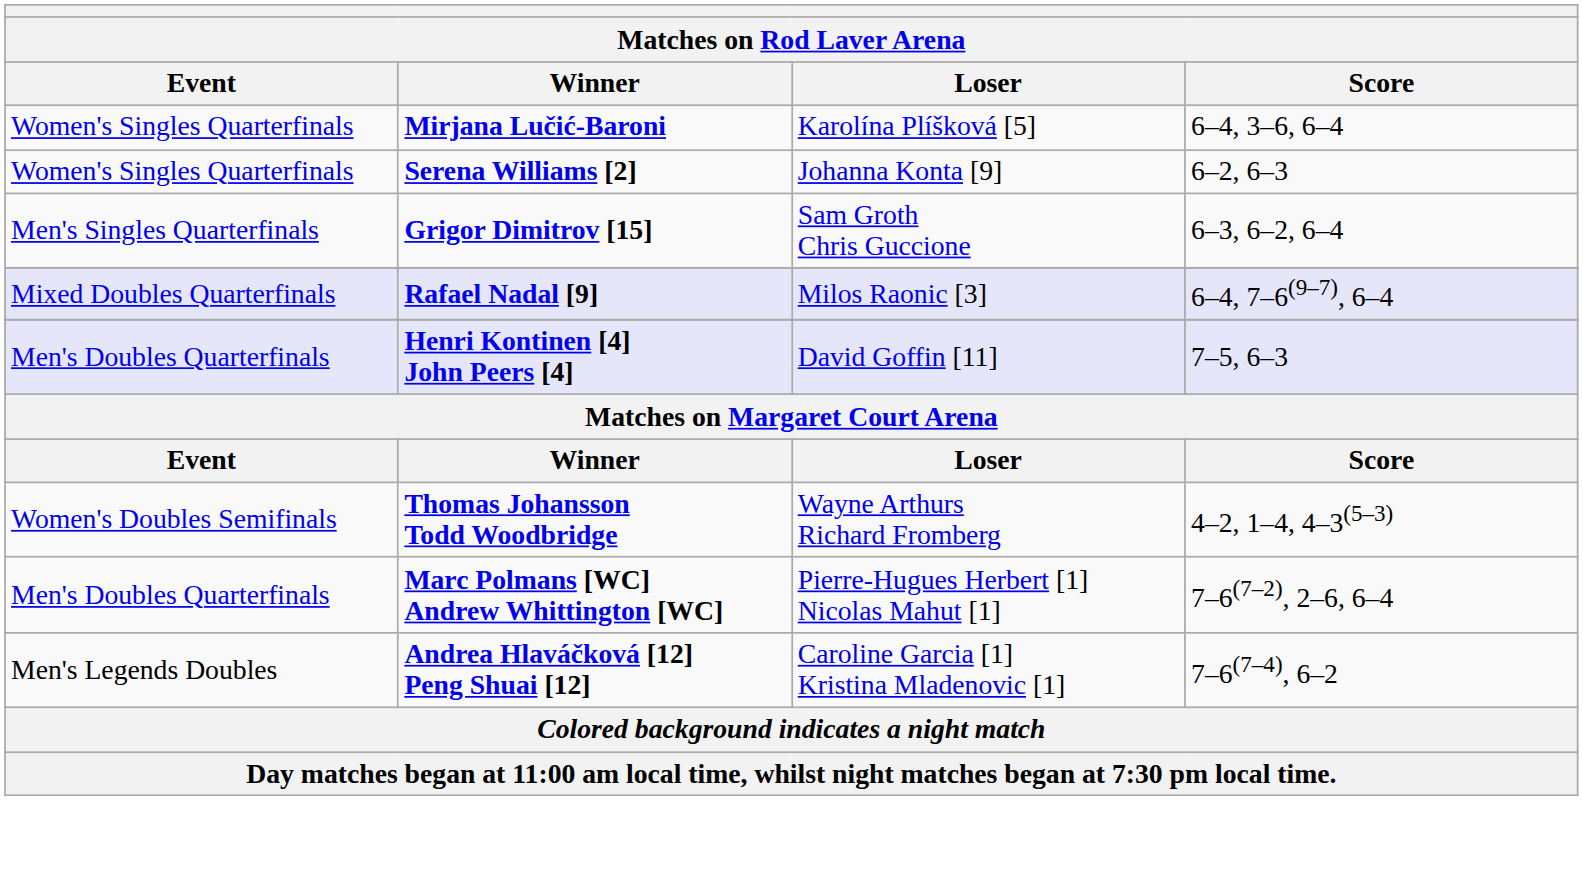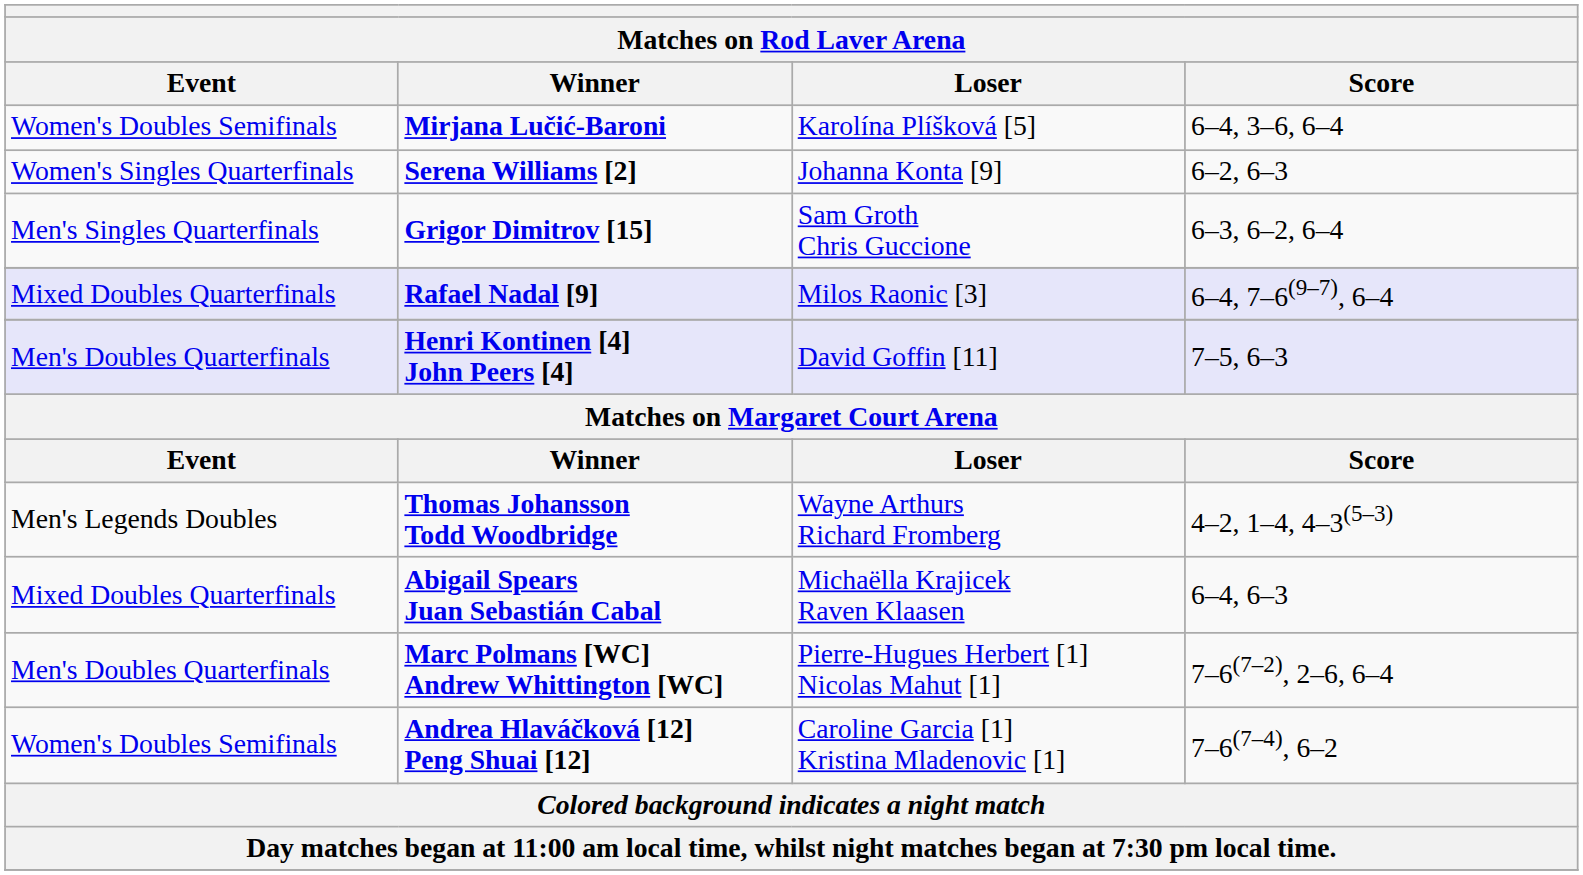(182, 127) Women's Singles Quarterfinals -> (174, 127) Women's Doubles Semifinals
(174, 519) Women's Doubles Semifinals -> (144, 519) Men's Legends Doubles
+ row: (533, 594)
(144, 669) Men's Legends Doubles -> (174, 744) Women's Doubles Semifinals
